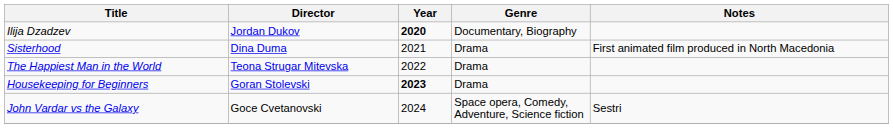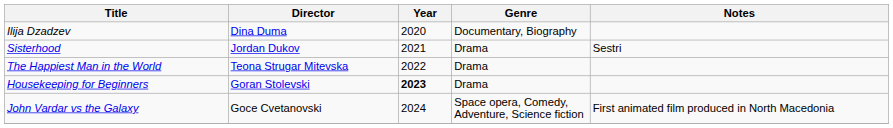(265, 31) Jordan Dukov -> (259, 31) Dina Duma
(414, 31) bold -> (413, 31) normal
(259, 48) Dina Duma -> (265, 48) Jordan Dukov
(714, 48) First animated film produced in North Macedonia -> (607, 48) Sestri
(607, 108) Sestri -> (714, 108) First animated film produced in North Macedonia
